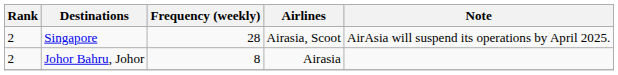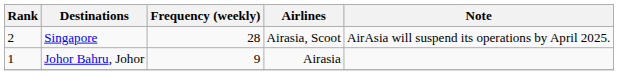(11, 59) 2 -> (11, 59) 1
(257, 59) 8 -> (257, 59) 9
